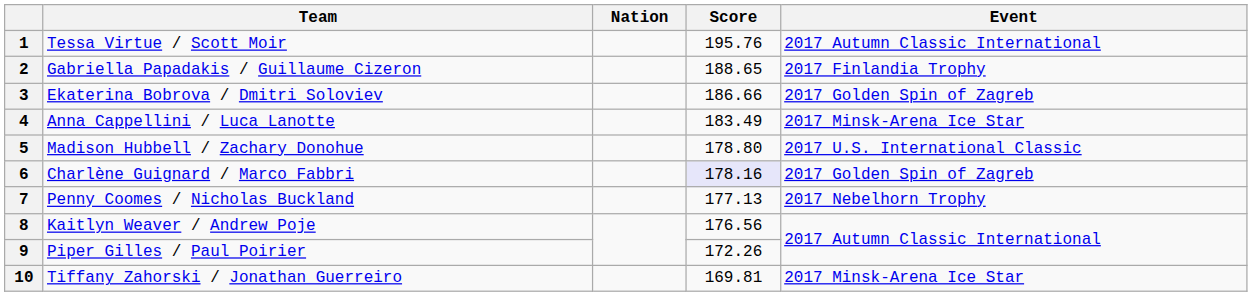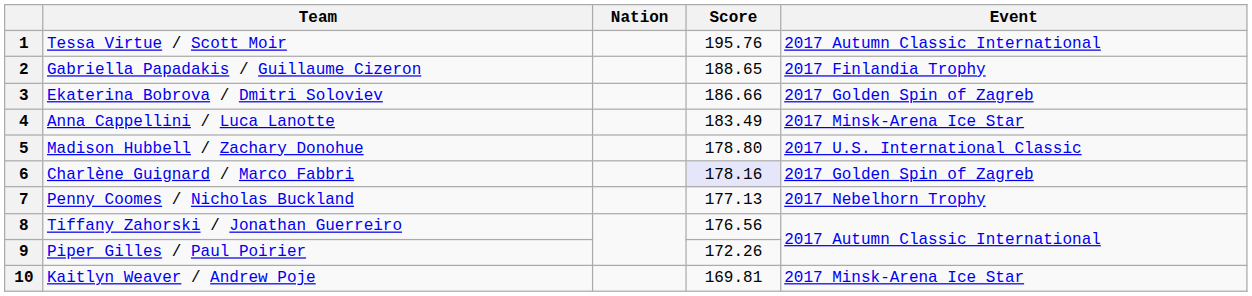(181, 226) Kaitlyn Weaver / Andrew Poje -> (225, 226) Tiffany Zahorski / Jonathan Guerreiro
(225, 278) Tiffany Zahorski / Jonathan Guerreiro -> (181, 278) Kaitlyn Weaver / Andrew Poje
